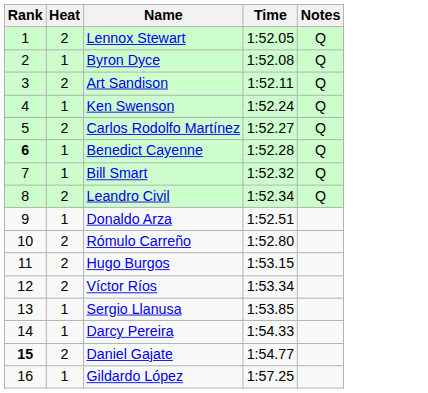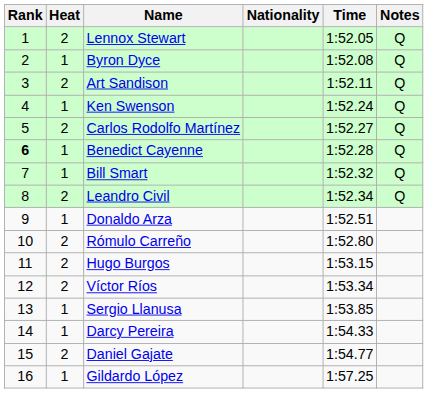+ column: (283, 15)
(25, 354) bold -> (25, 354) normal
